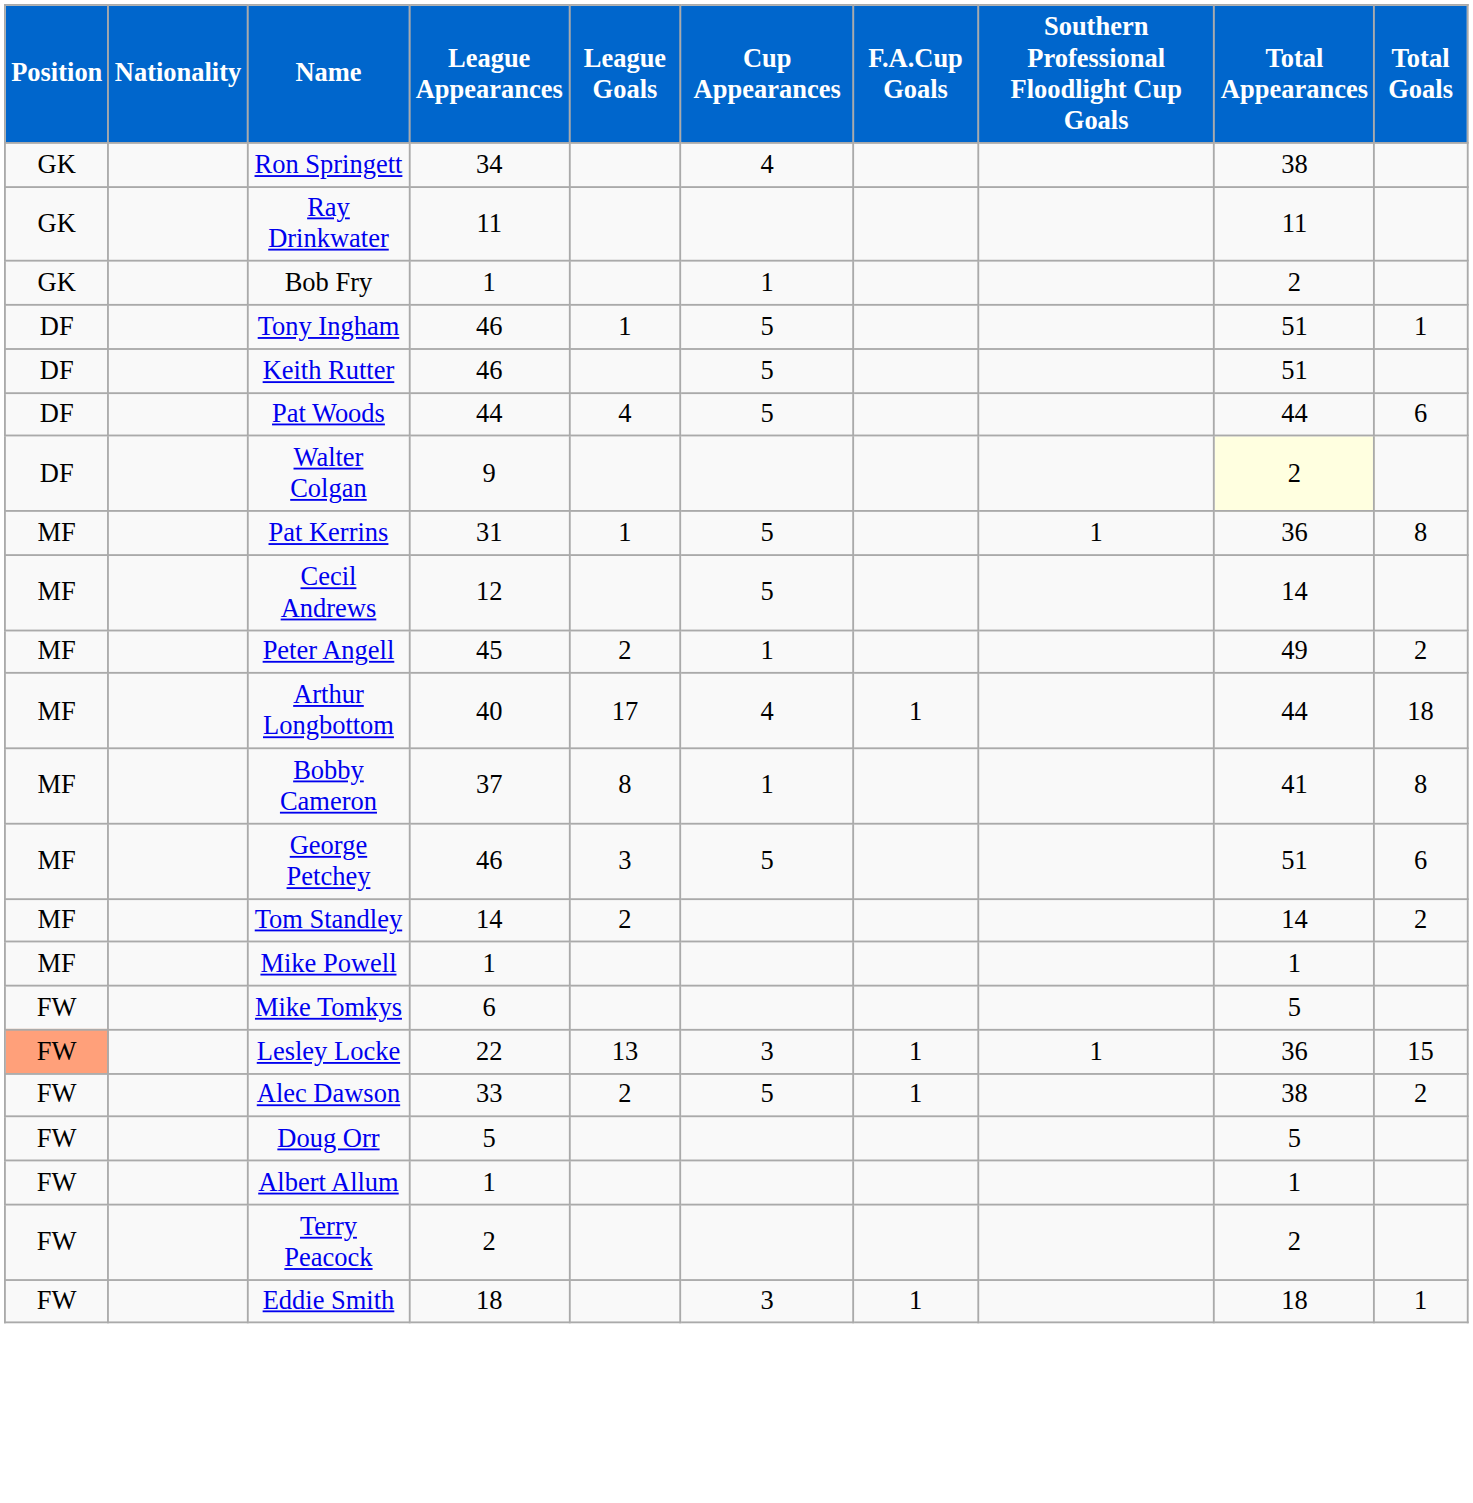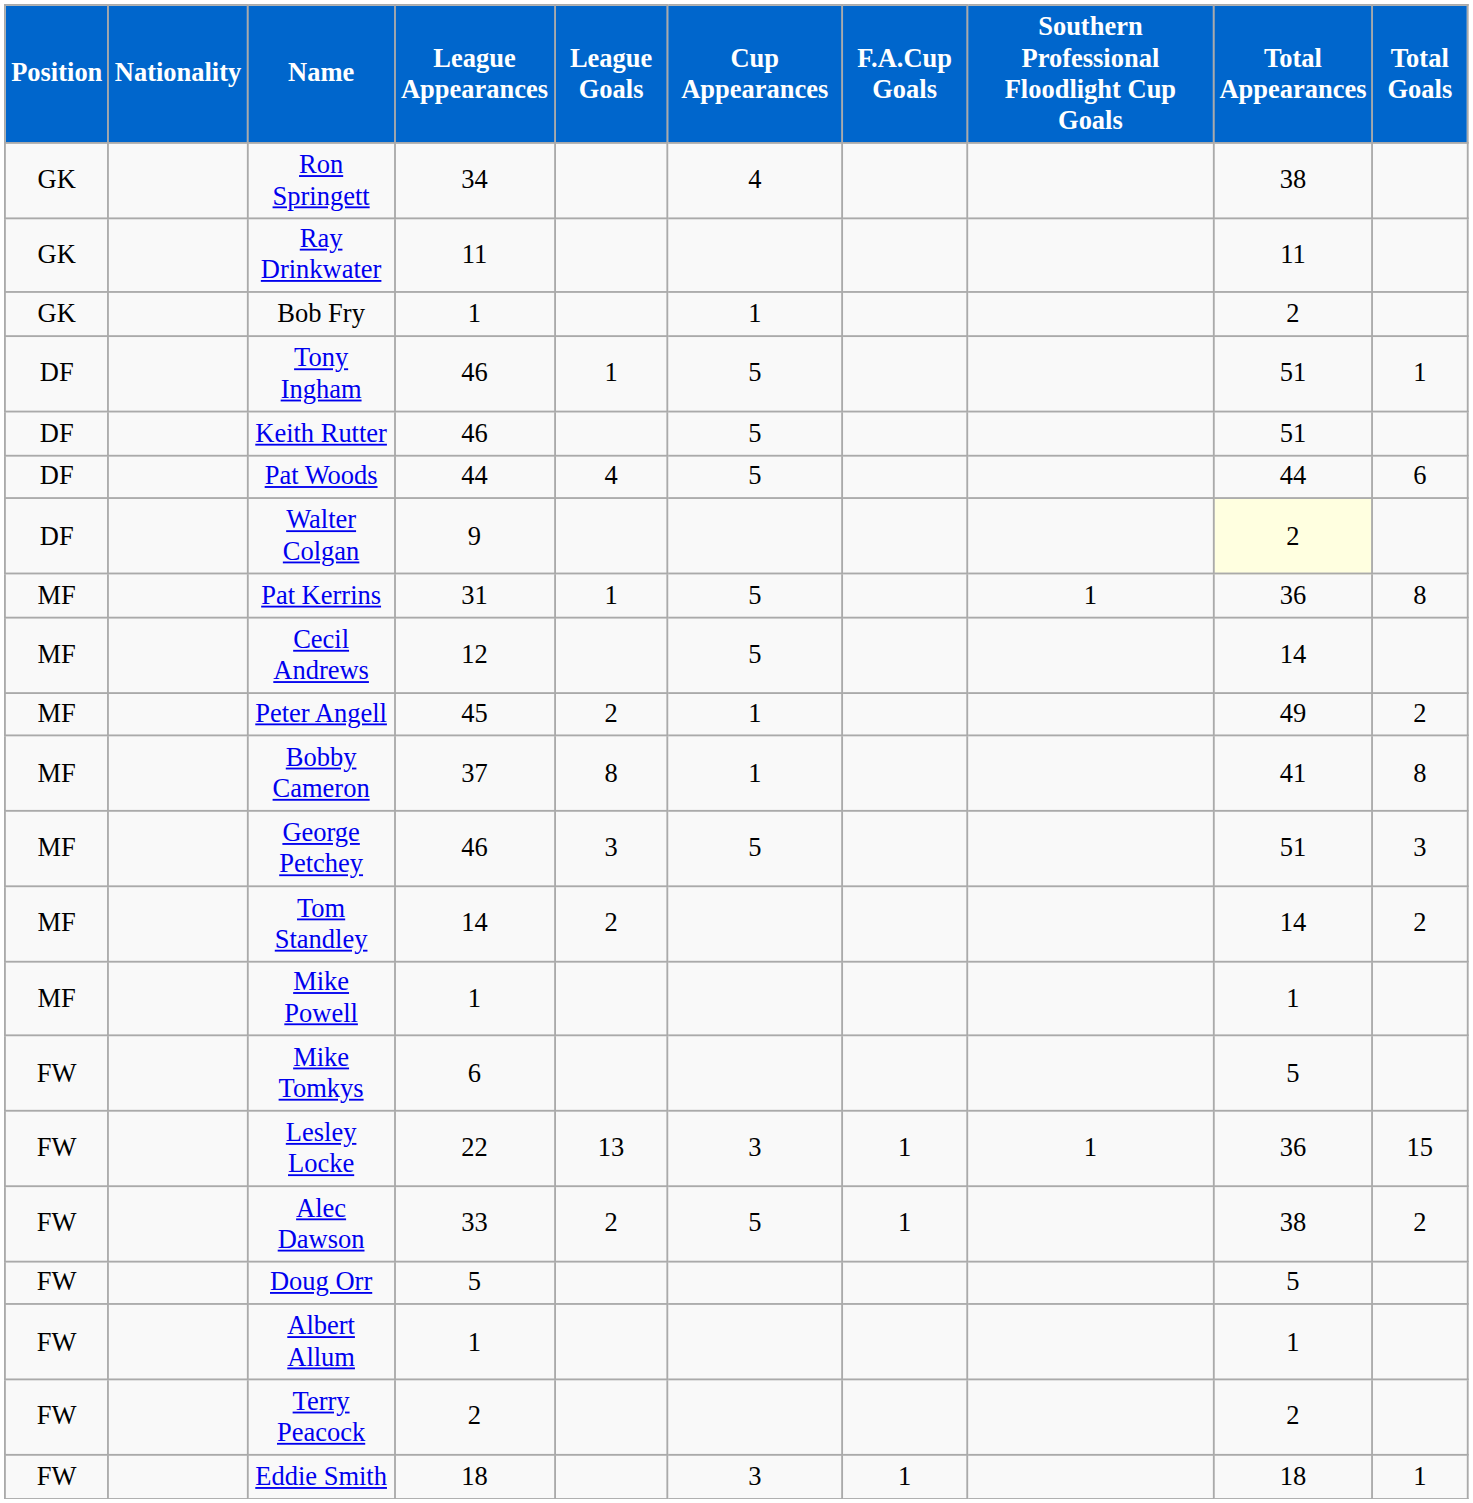- row: (328, 710)
(1421, 860) 6 -> (1420, 848) 3
(57, 1051) lightsalmon background -> (57, 1148) no background
